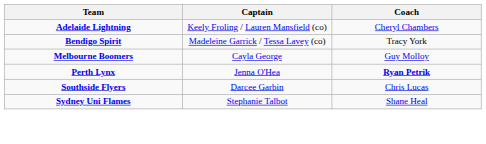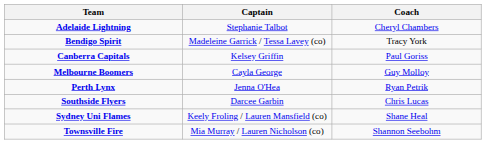(257, 27) Keely Froling / Lauren Mansfield (co) -> (257, 27) Stephanie Talbot
+ row: (93, 57)
(407, 72) bold -> (407, 87) normal
(257, 102) Stephanie Talbot -> (257, 117) Keely Froling / Lauren Mansfield (co)
+ row: (93, 132)
